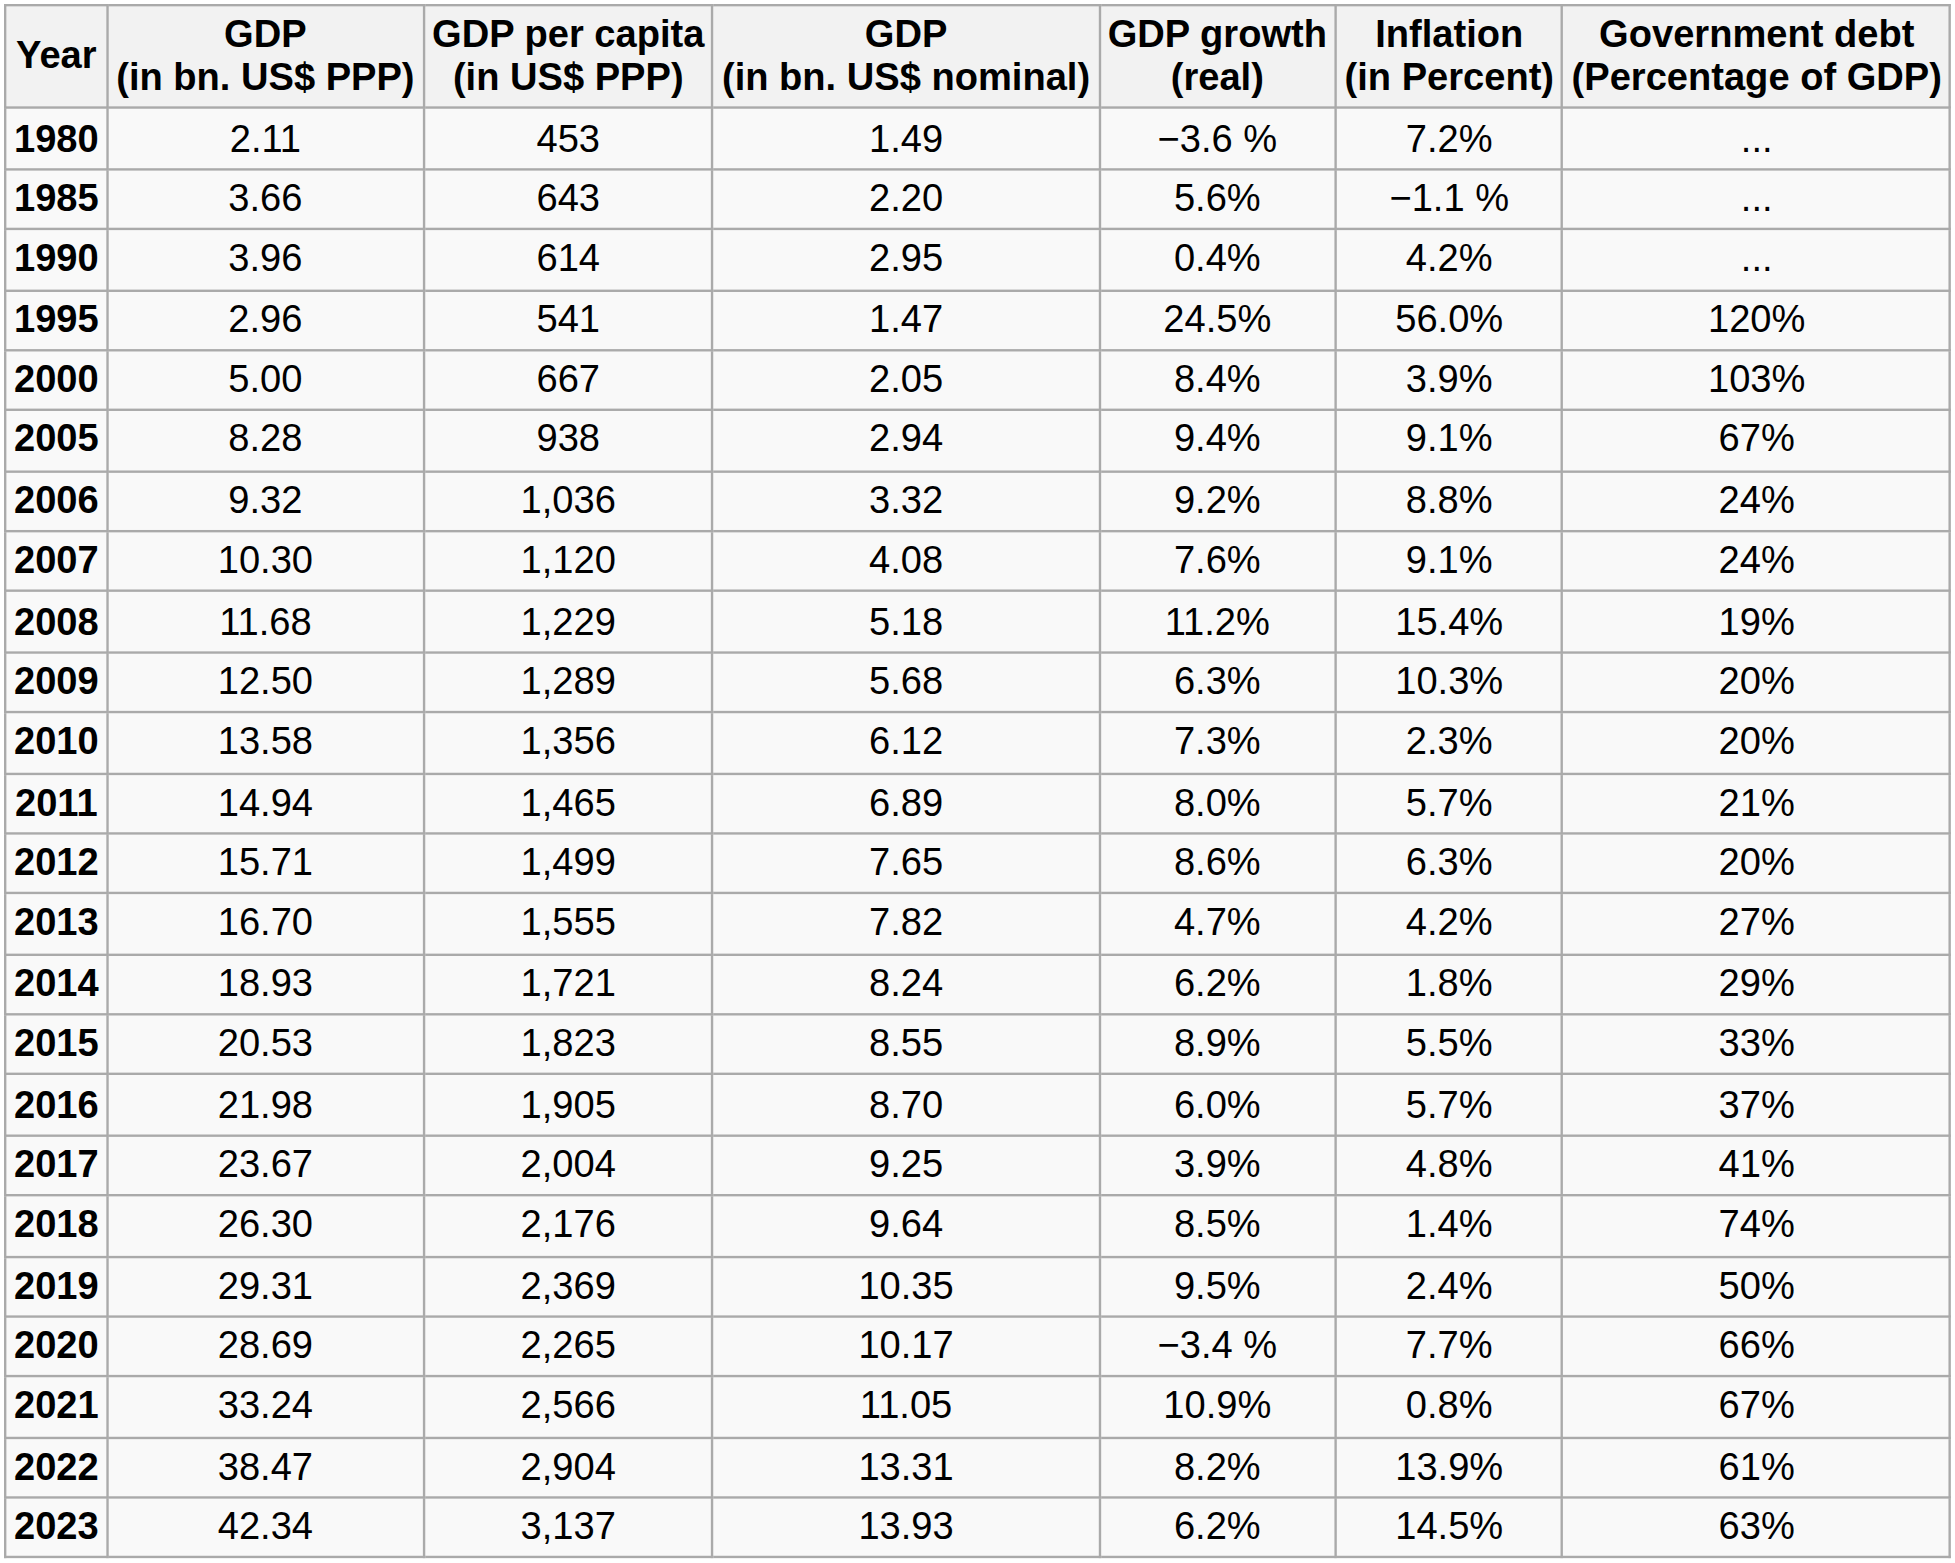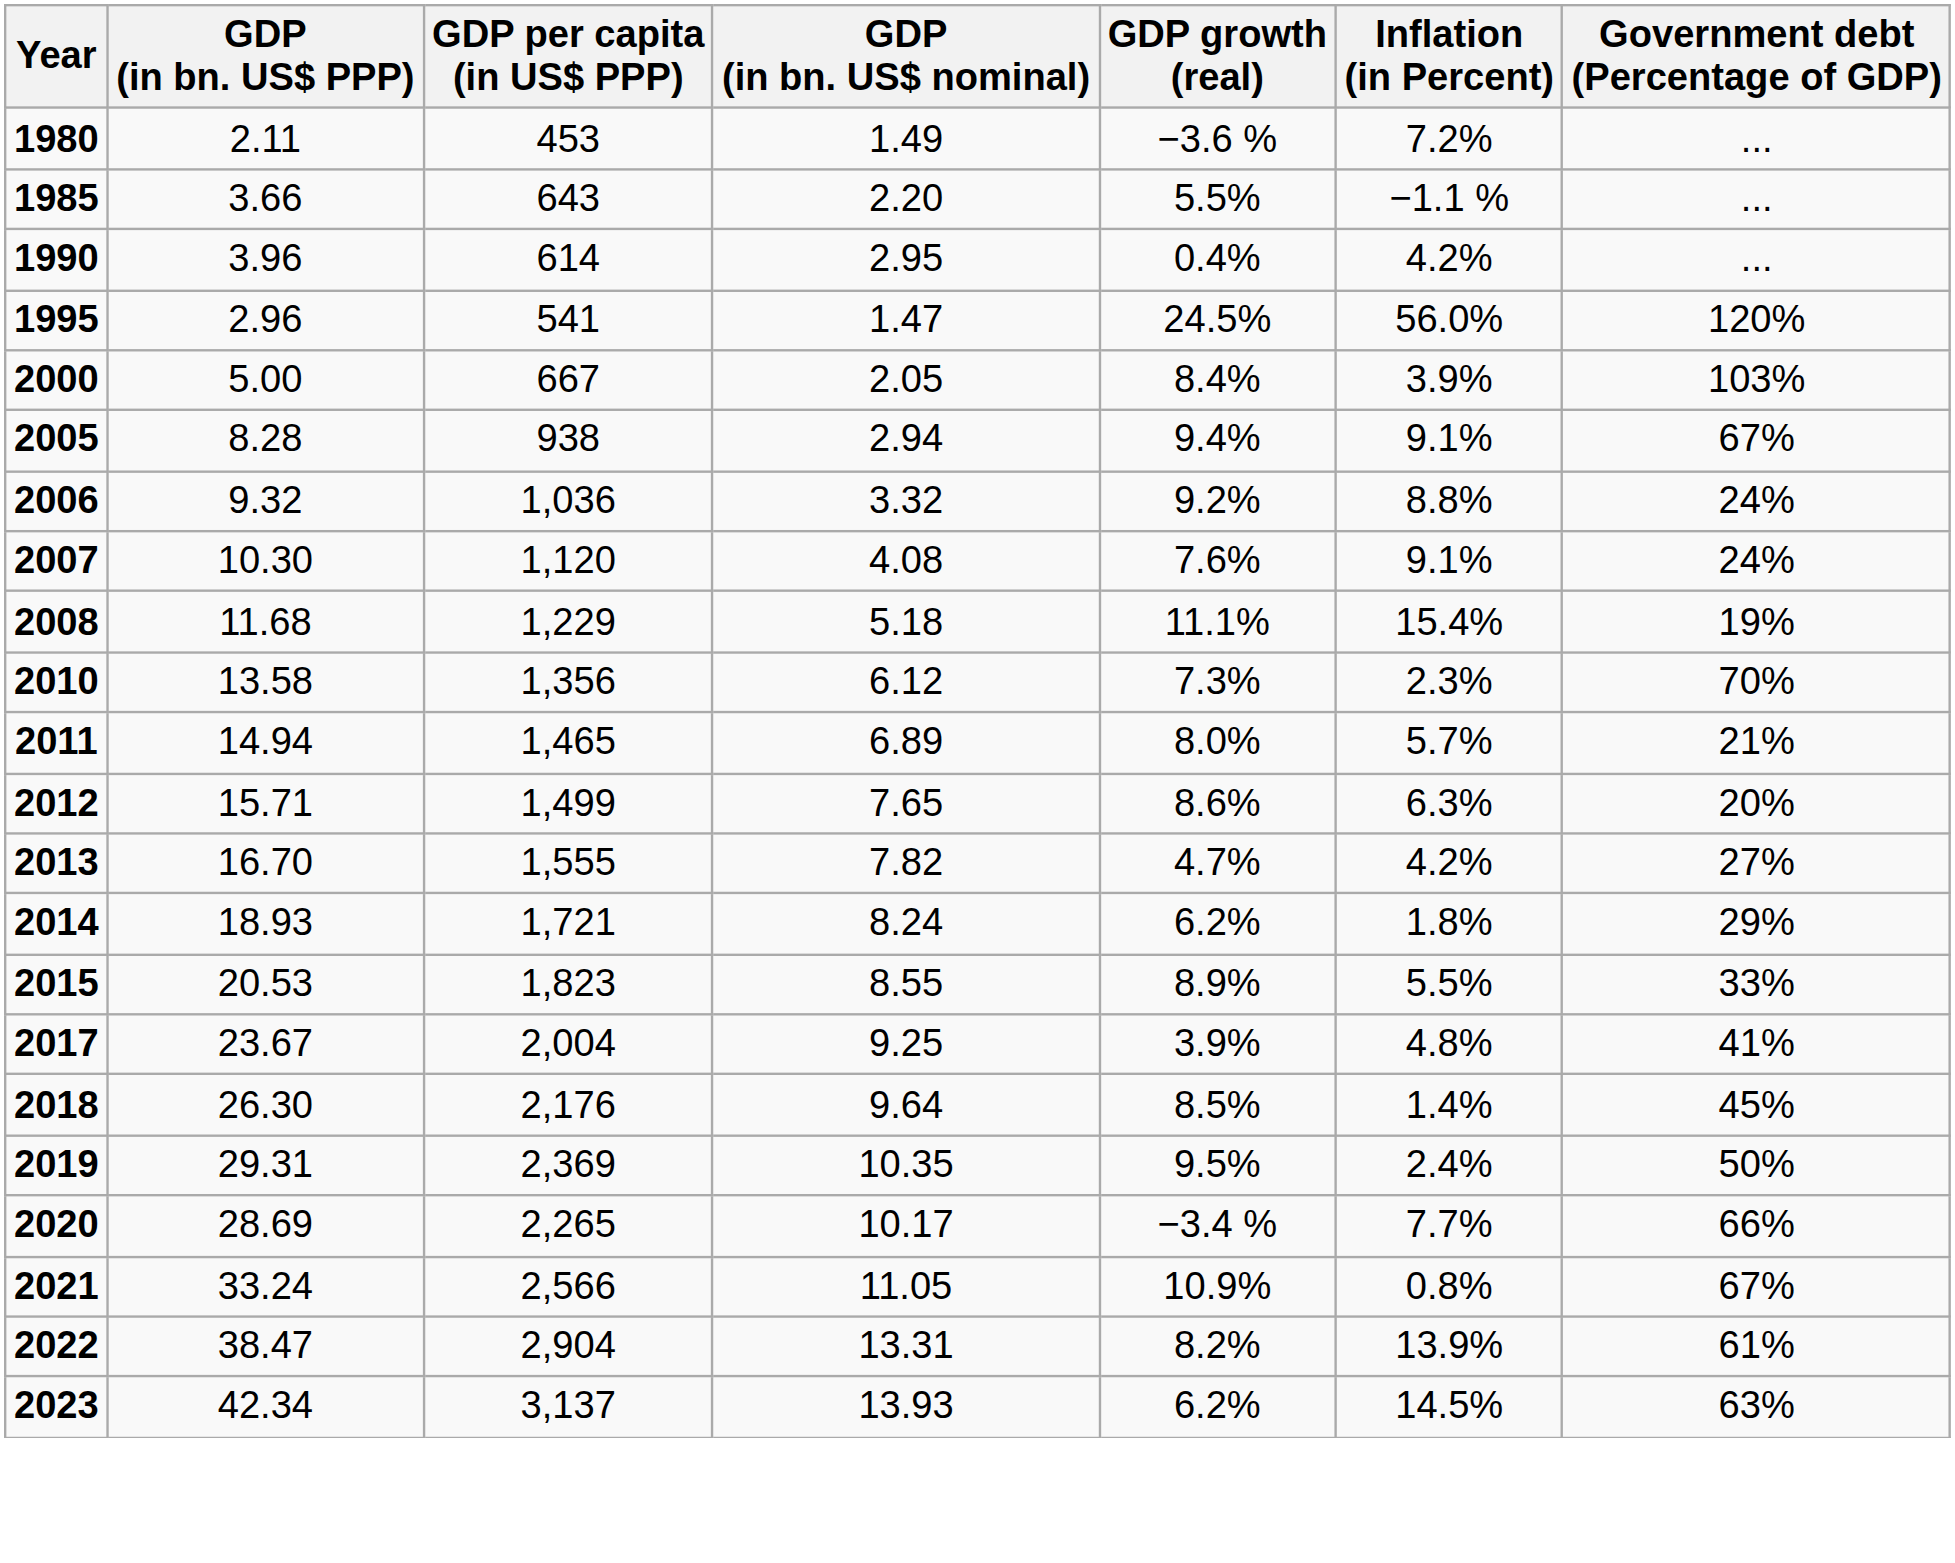(1217, 198) 5.6% -> (1217, 198) 5.5%
(1217, 621) 11.2% -> (1217, 621) 11.1%
- row: (56, 681)
(1757, 741) 20% -> (1757, 681) 70%
- row: (56, 1104)
(1757, 1224) 74% -> (1757, 1104) 45%
